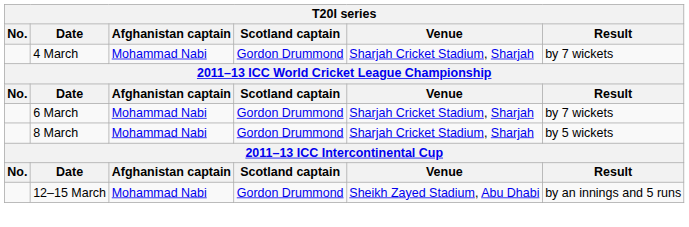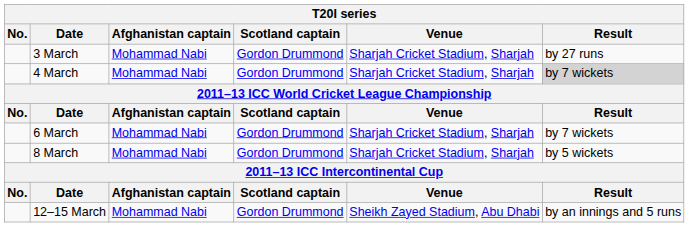+ row: (56, 53)
(579, 53) no background -> (579, 73) lightgrey background
